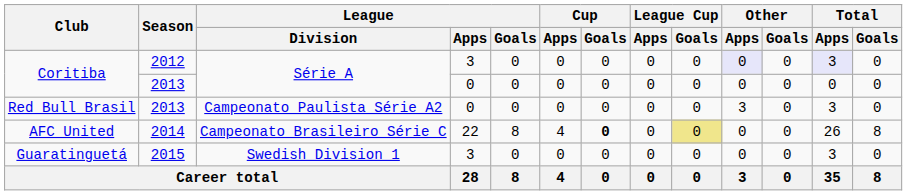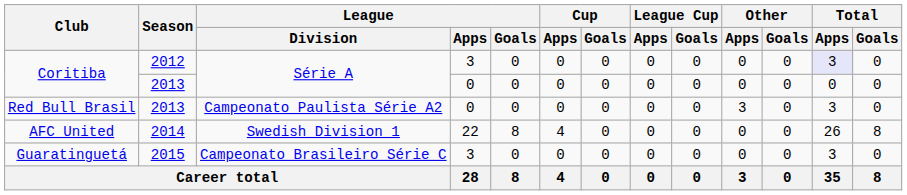(742, 62) lavender background -> (742, 62) no background
(323, 132) Campeonato Brasileiro Série C -> (323, 132) Swedish Division 1
(605, 132) bold -> (605, 132) normal
(697, 132) khaki background -> (697, 132) no background
(323, 155) Swedish Division 1 -> (323, 155) Campeonato Brasileiro Série C
